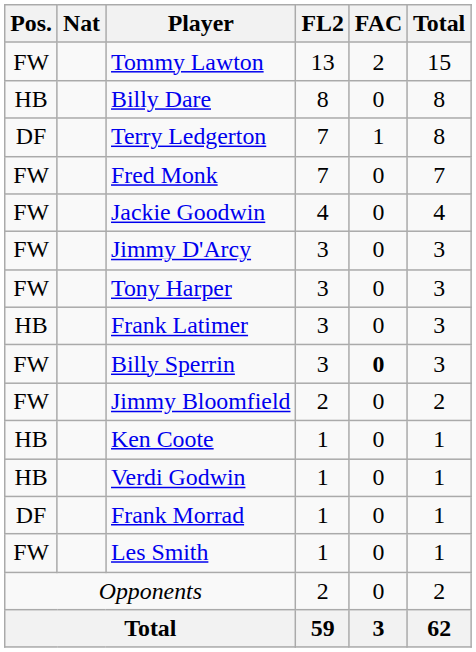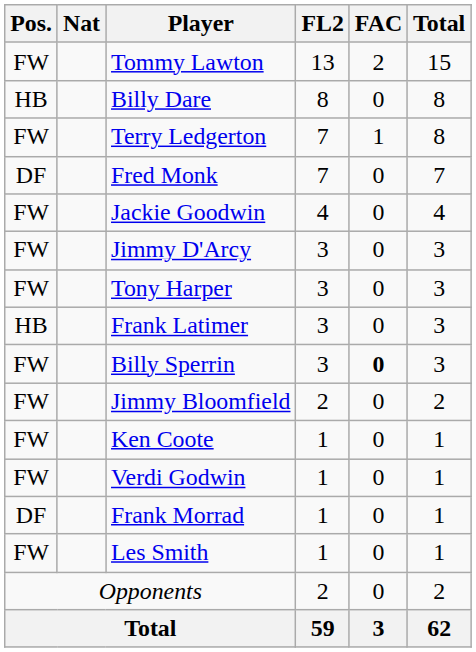(31, 136) DF -> (31, 136) FW
(31, 174) FW -> (31, 174) DF
(31, 439) HB -> (31, 439) FW
(31, 477) HB -> (31, 477) FW
